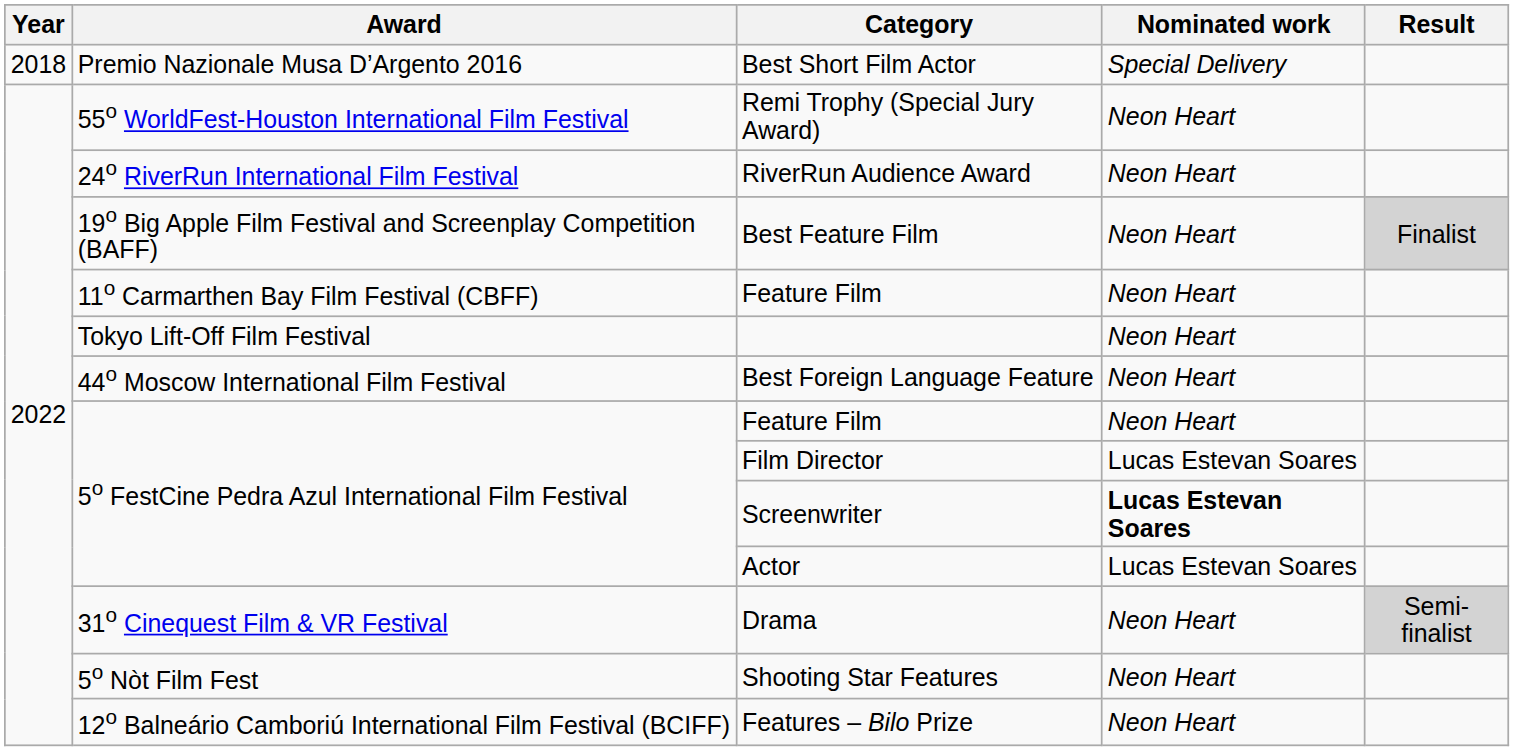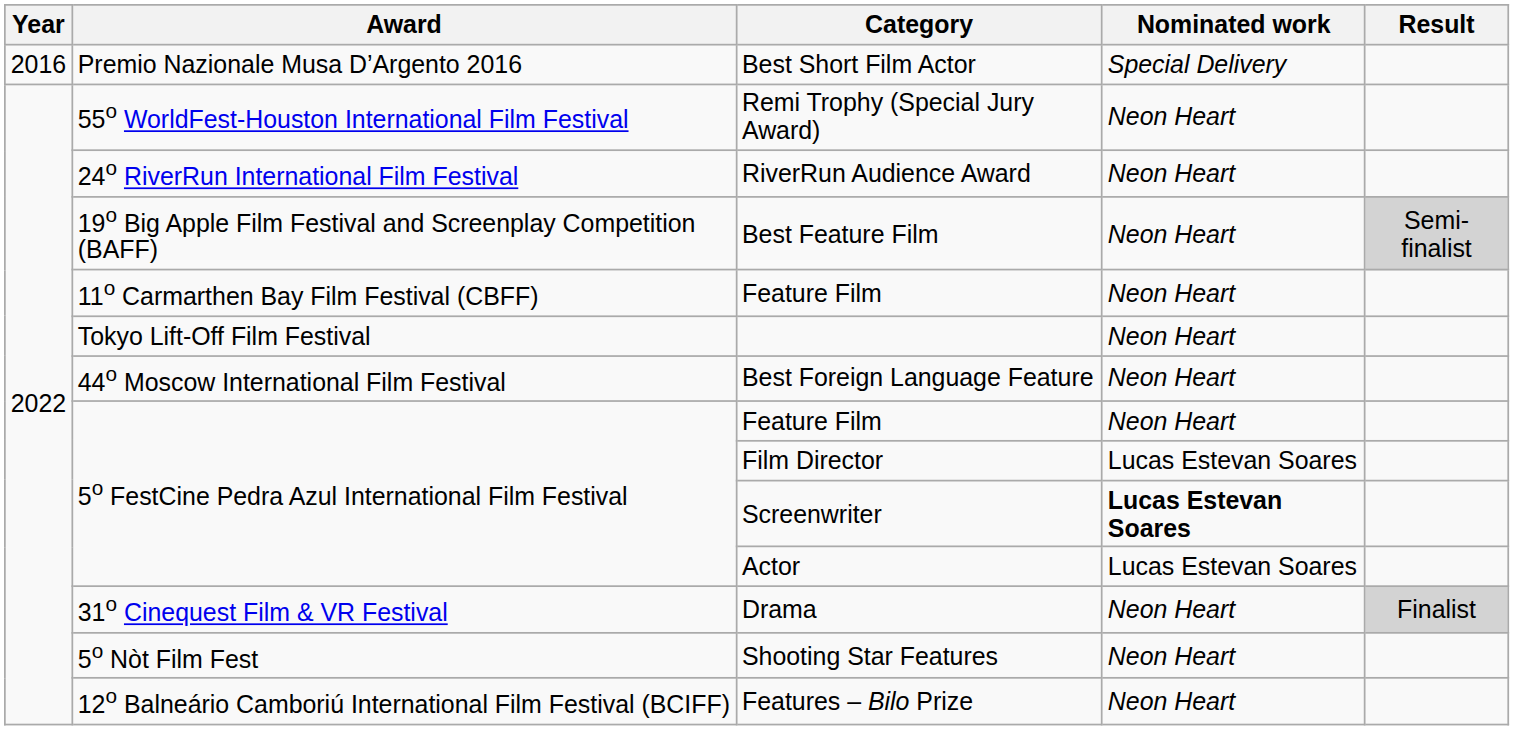(38, 64) 2018 -> (38, 64) 2016
(1437, 234) Finalist -> (1437, 234) Semi-finalist
(1437, 620) Semi-finalist -> (1437, 610) Finalist
